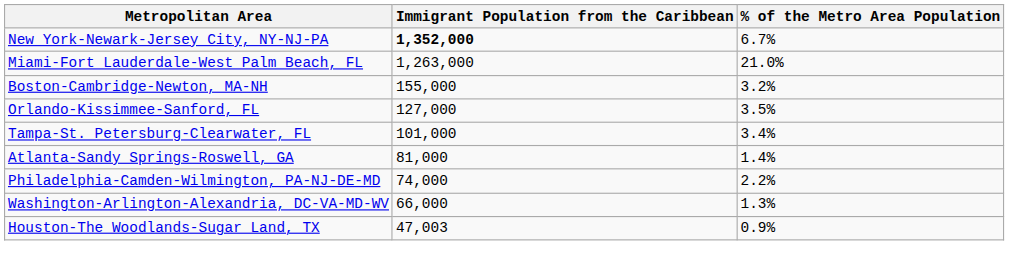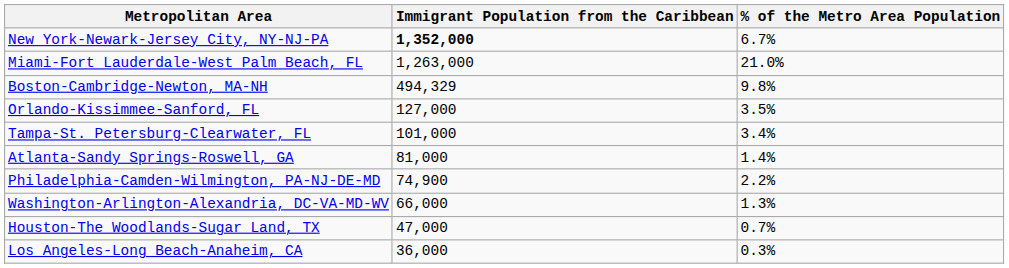(426, 87) 155,000 -> (426, 87) 494,329
(758, 87) 3.2% -> (758, 87) 9.8%
(422, 181) 74,000 -> (422, 181) 74,900
(422, 228) 47,003 -> (422, 228) 47,000
(758, 228) 0.9% -> (758, 228) 0.7%
+ row: (155, 251)
